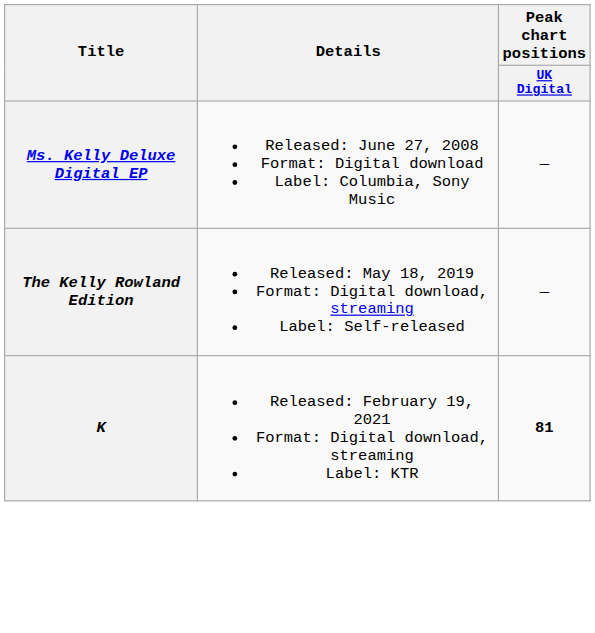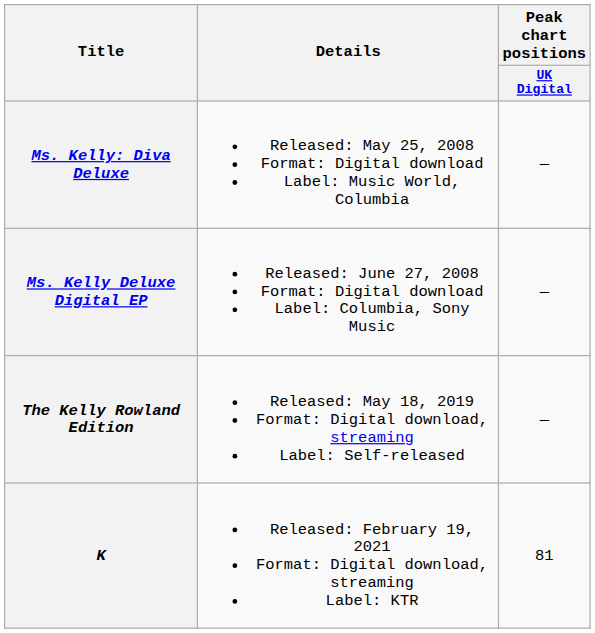+ row: (101, 164)
(544, 428) bold -> (544, 556) normal
